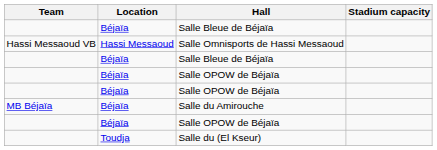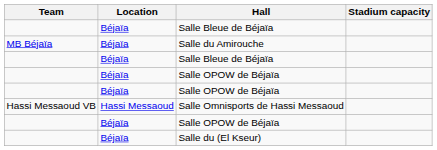rows swapped: (29, 106) <-> (51, 43)
(115, 138) Toudja -> (115, 138) Béjaïa
